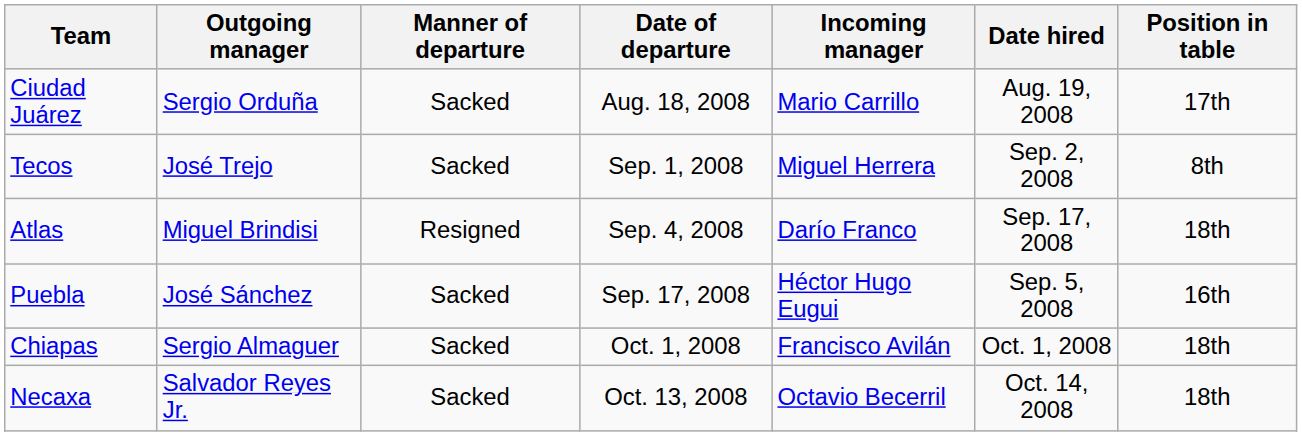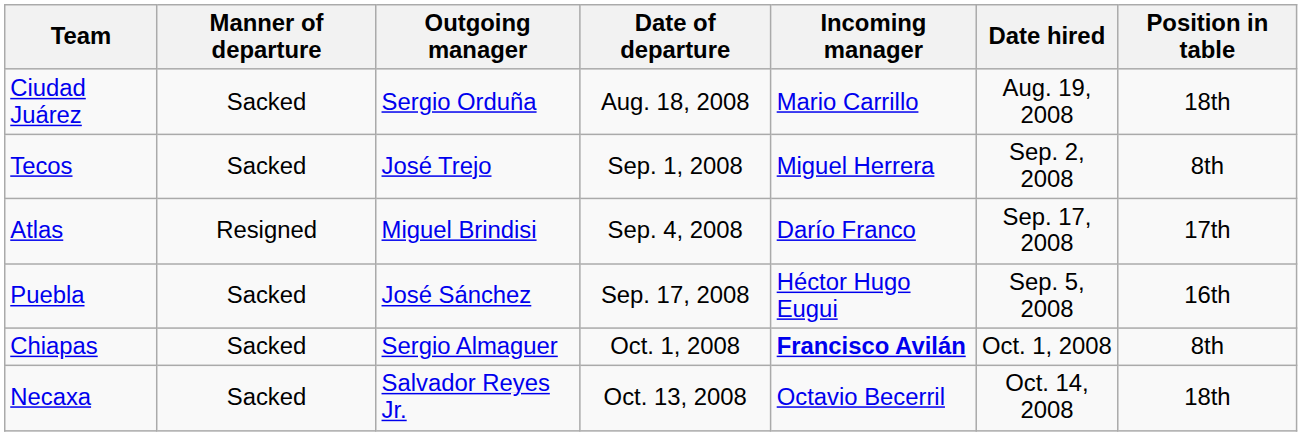columns swapped: (259, 36) <-> (470, 36)
(1207, 101) 17th -> (1207, 101) 18th
(1207, 230) 18th -> (1207, 230) 17th
(864, 346) normal -> (871, 346) bold
(1207, 346) 18th -> (1207, 346) 8th
